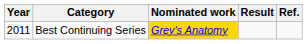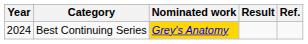(19, 30) 2011 -> (19, 30) 2024
